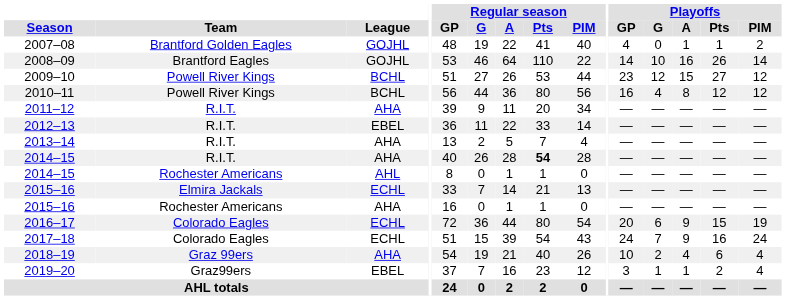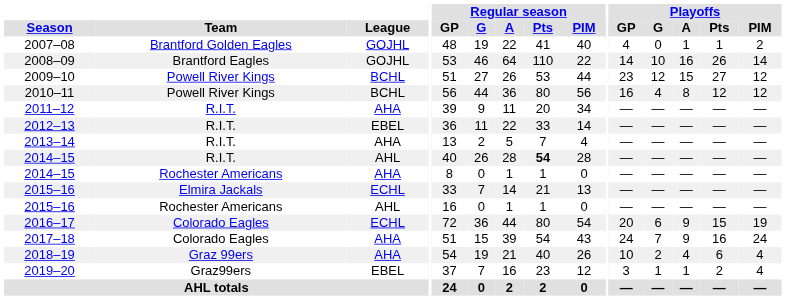(388, 157) AHA -> (388, 157) AHL
(388, 174) AHL -> (388, 174) AHA
(388, 206) AHA -> (388, 206) AHL
(388, 238) ECHL -> (388, 238) AHA
